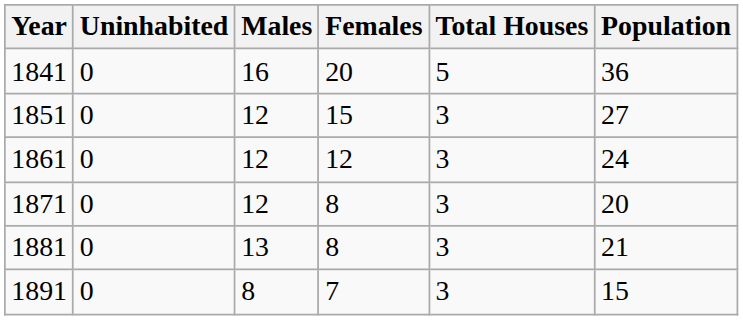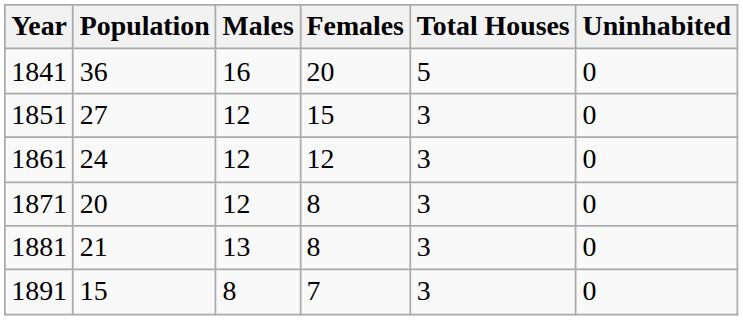columns swapped: (666, 26) <-> (154, 26)
